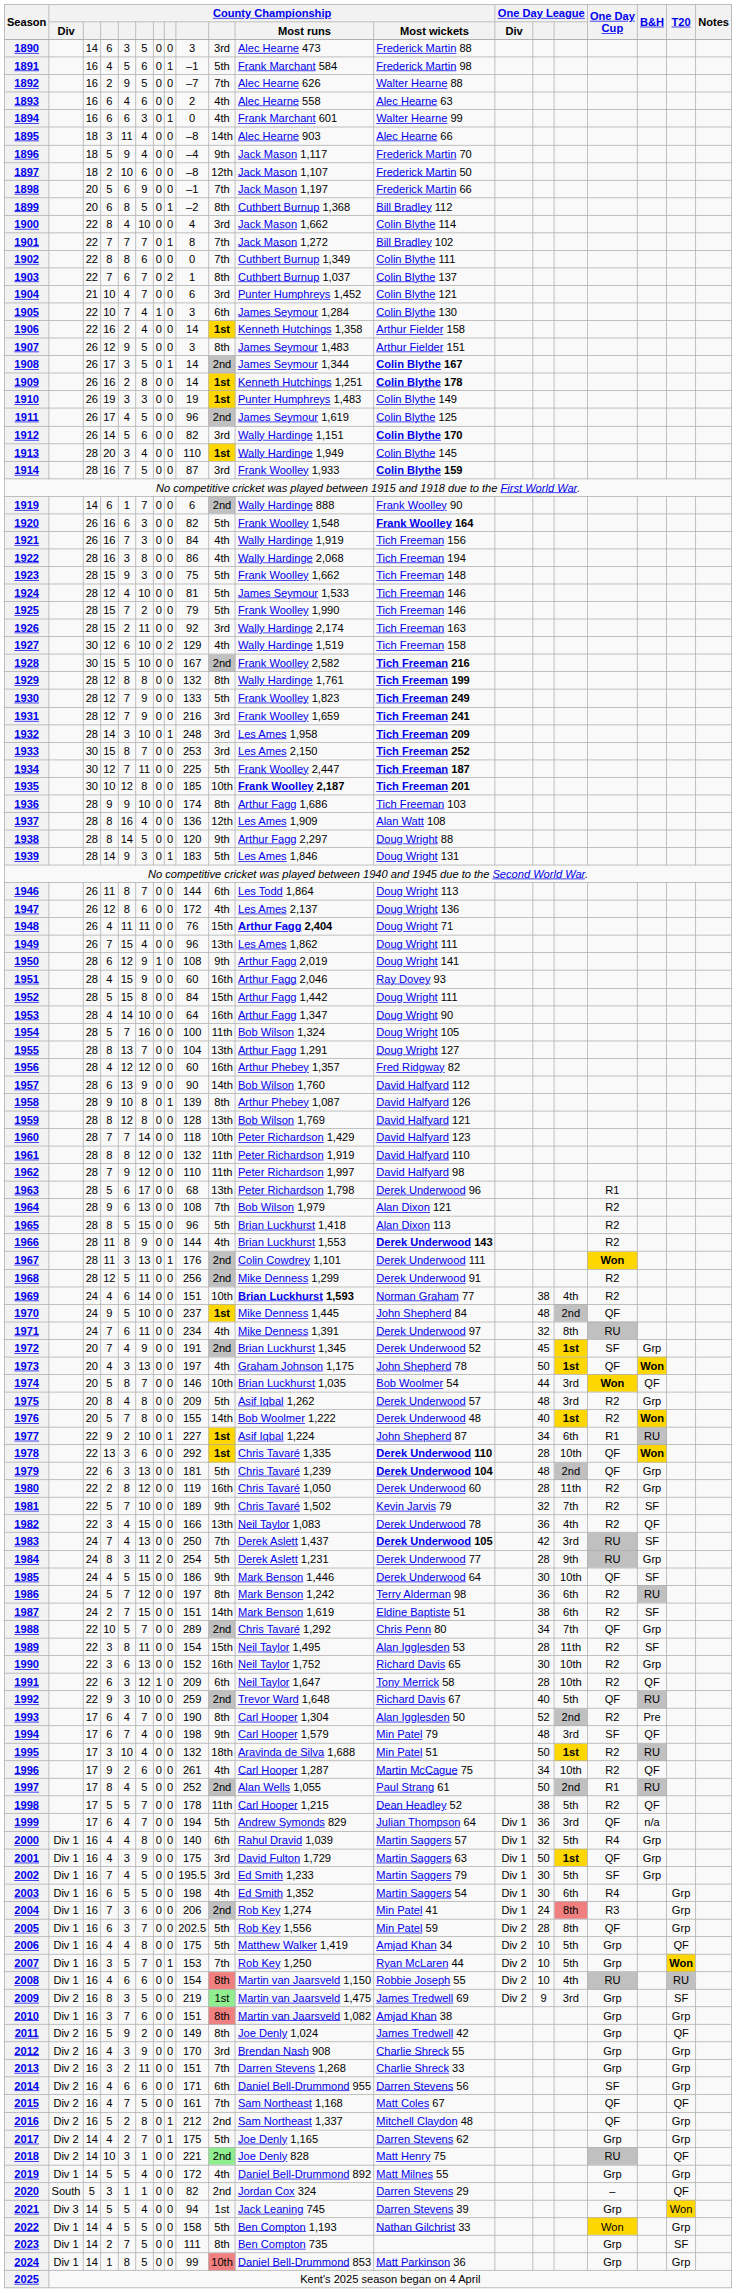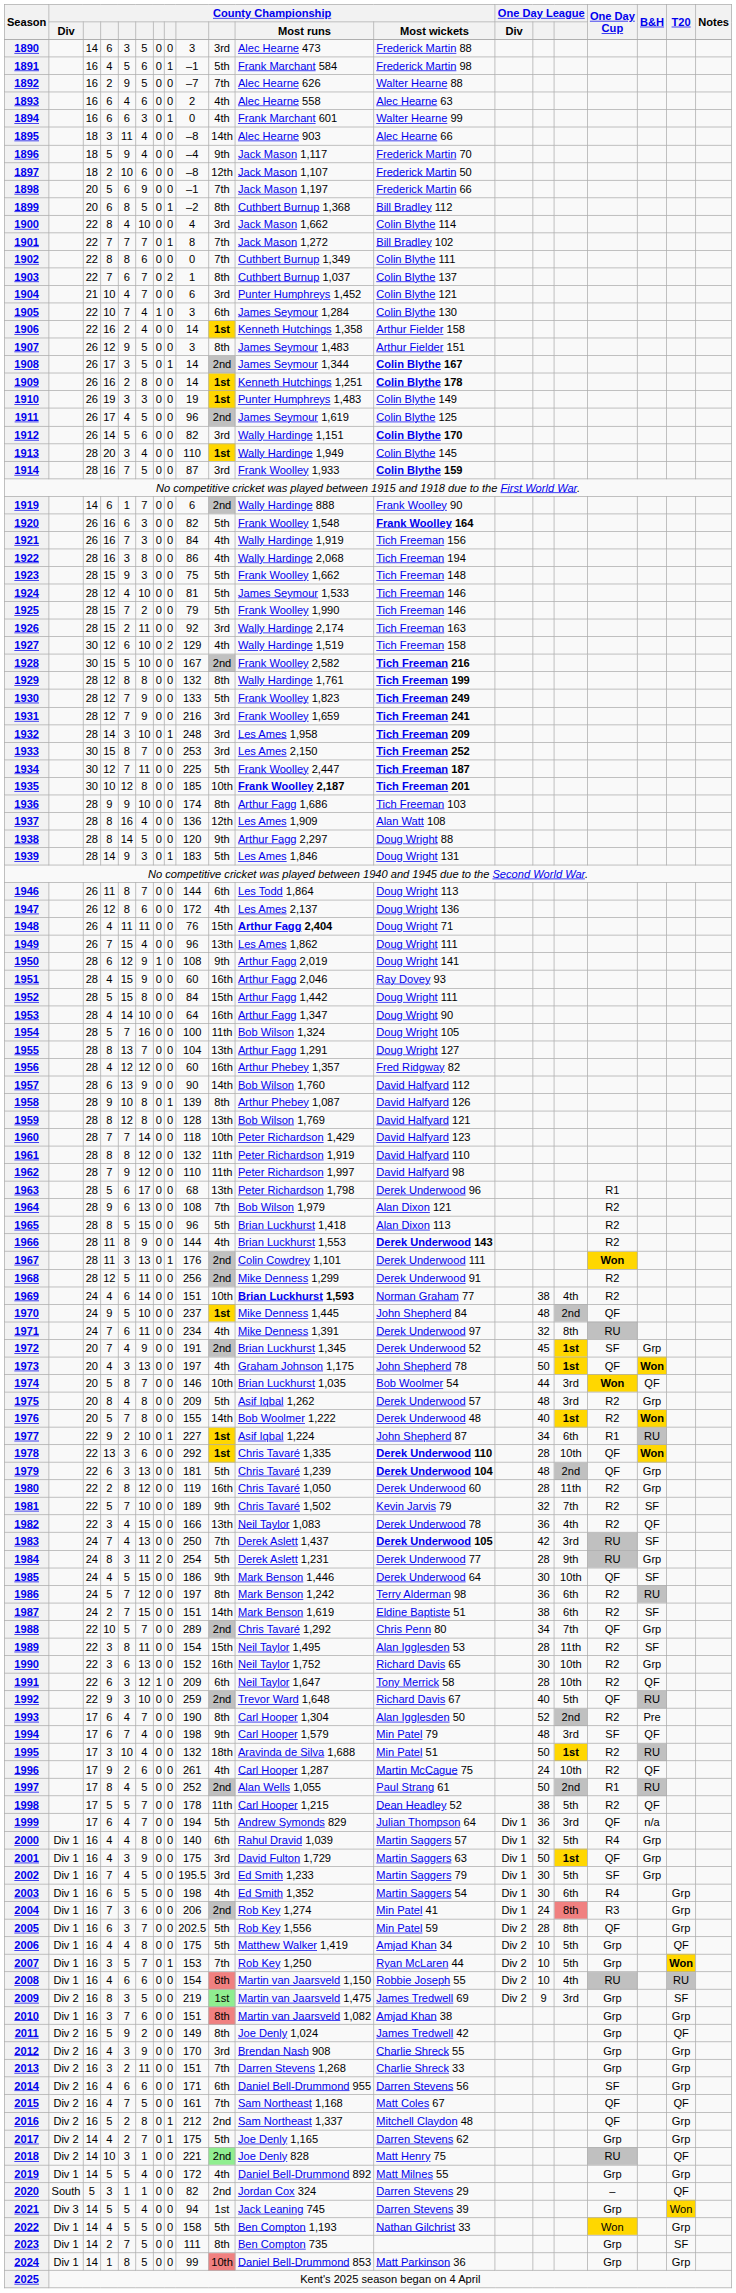(544, 1770) 34 -> (544, 1770) 24
